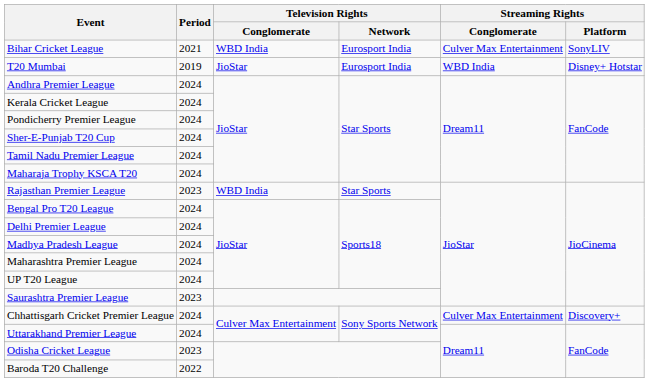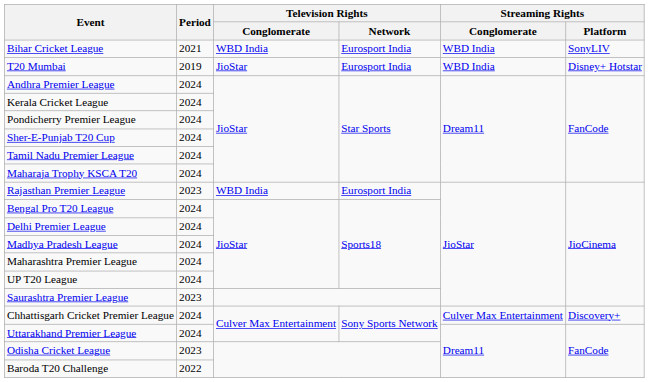(503, 48) Culver Max Entertainment -> (469, 48) WBD India
(366, 191) Star Sports -> (376, 191) Eurosport India
